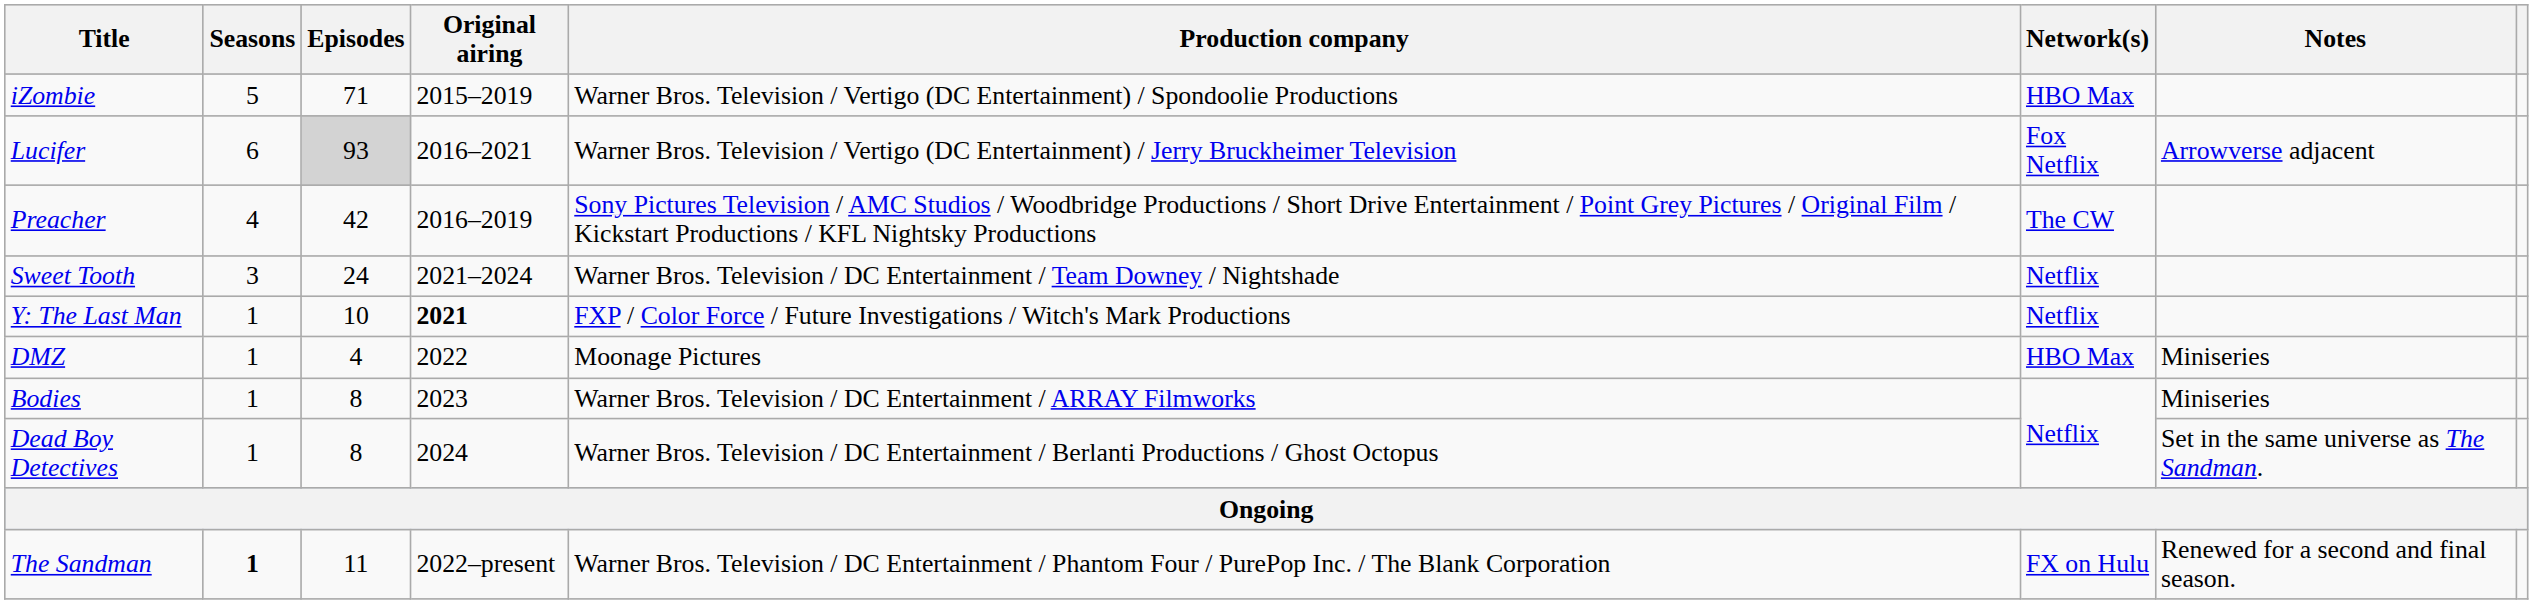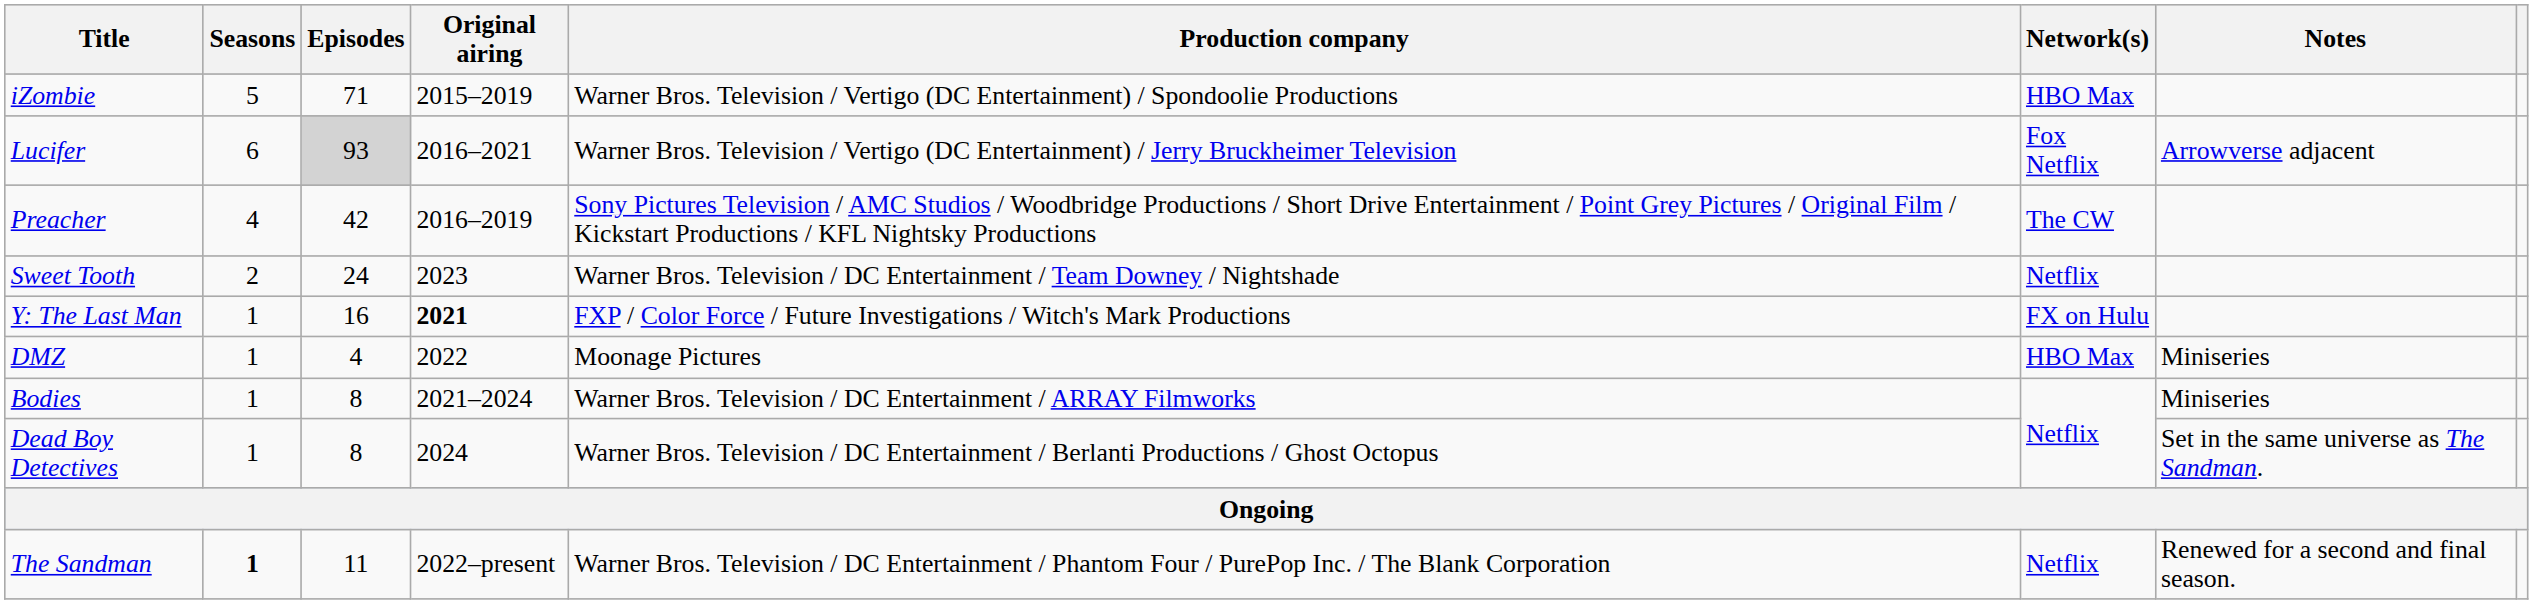(252, 275) 3 -> (252, 275) 2
(474, 275) 2021–2024 -> (442, 275) 2023
(356, 316) 10 -> (356, 316) 16
(2062, 316) Netflix -> (2088, 316) FX on Hulu
(442, 397) 2023 -> (474, 397) 2021–2024
(2088, 563) FX on Hulu -> (2062, 563) Netflix
